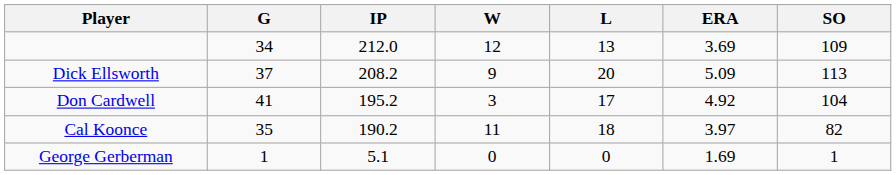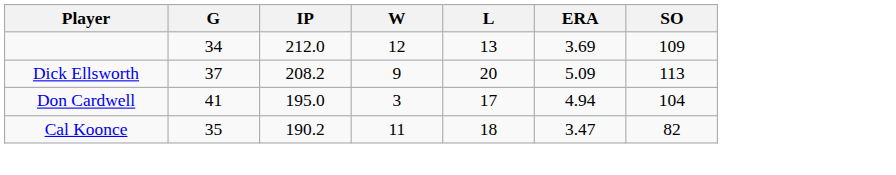(378, 101) 195.2 -> (305, 101) 195.0
(720, 101) 4.92 -> (580, 101) 4.94
(720, 128) 3.97 -> (580, 128) 3.47
- row: (106, 156)
